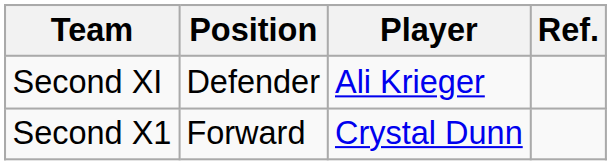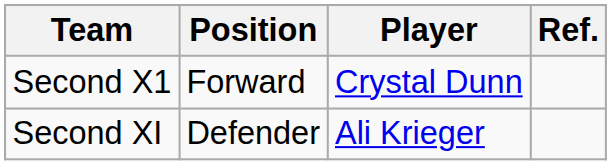rows swapped: (87, 81) <-> (92, 133)
